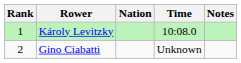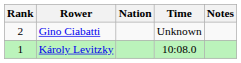rows swapped: (76, 31) <-> (69, 49)
